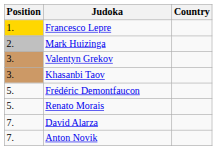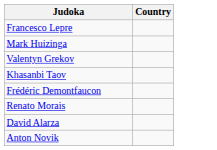- column: (24, 12)
